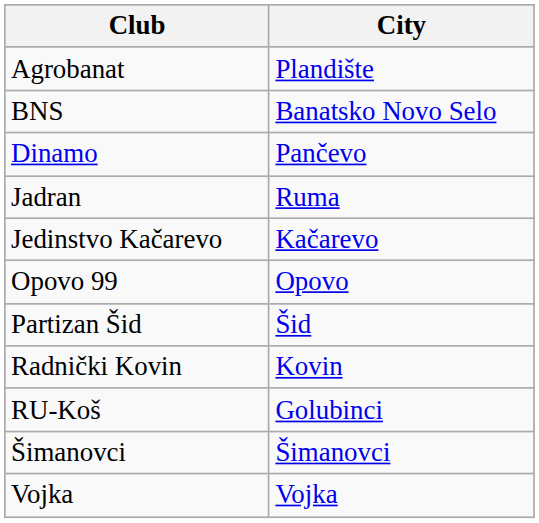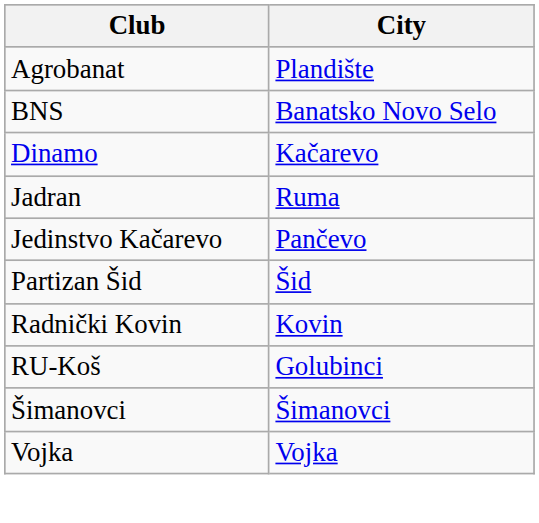(321, 153) Pančevo -> (327, 153) Kačarevo
(327, 238) Kačarevo -> (321, 238) Pančevo
- row: (64, 281)
